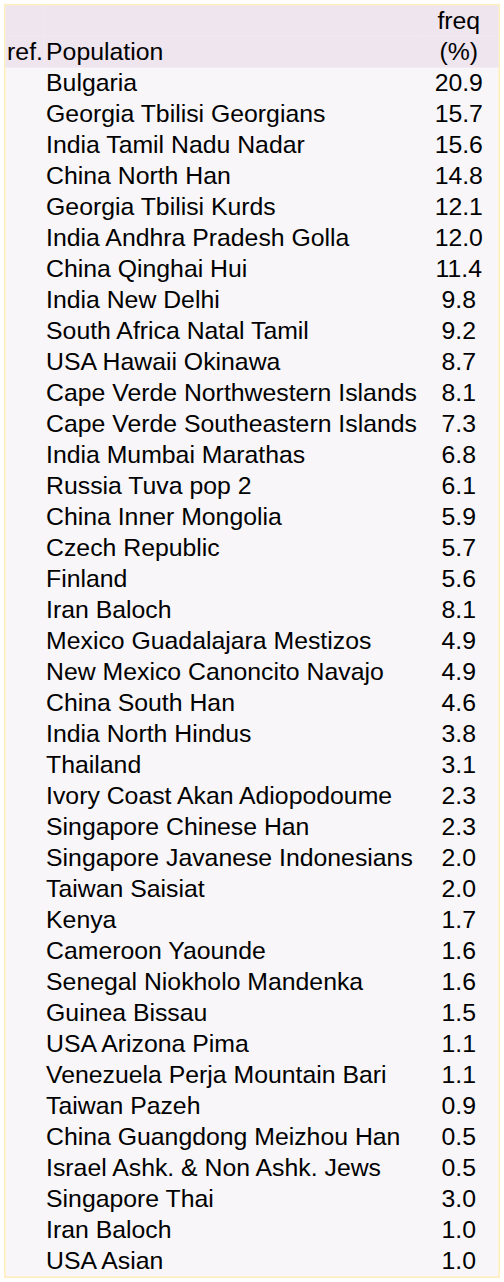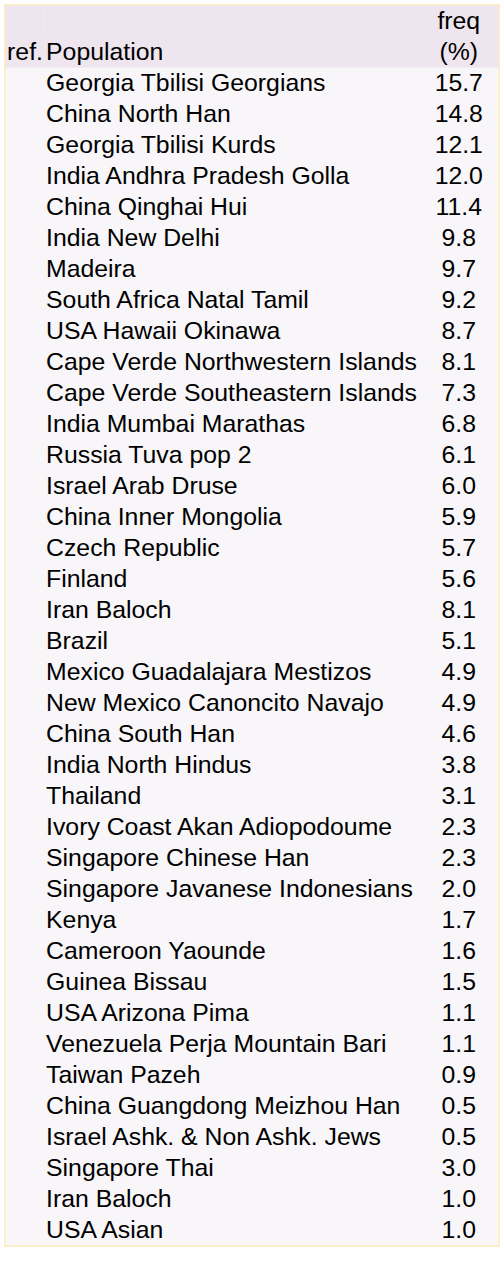- row: (92, 82)
- row: (175, 144)
+ row: (91, 268)
+ row: (142, 485)
+ row: (77, 640)
- row: (125, 888)
- row: (205, 981)
